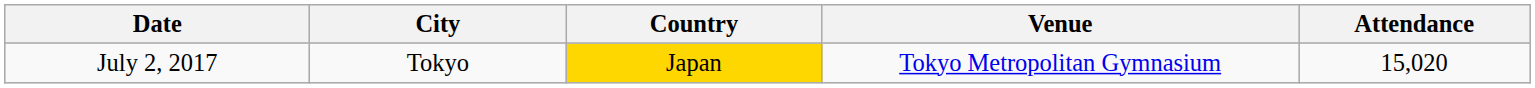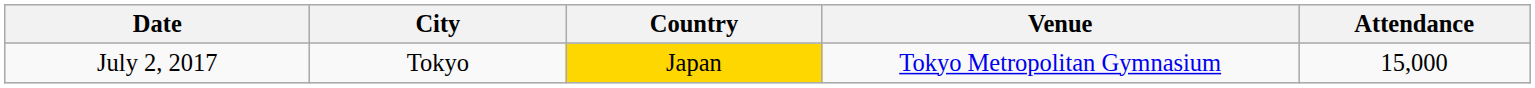(1414, 62) 15,020 -> (1414, 62) 15,000
